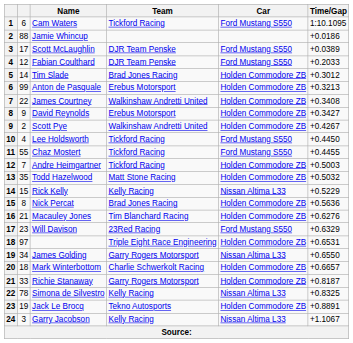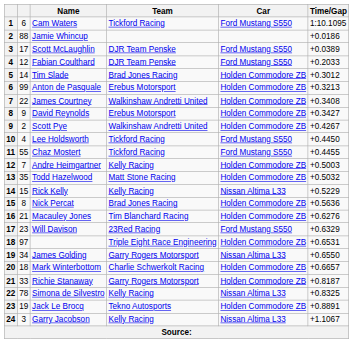(137, 165) Tickford Racing -> (131, 165) Kelly Racing
